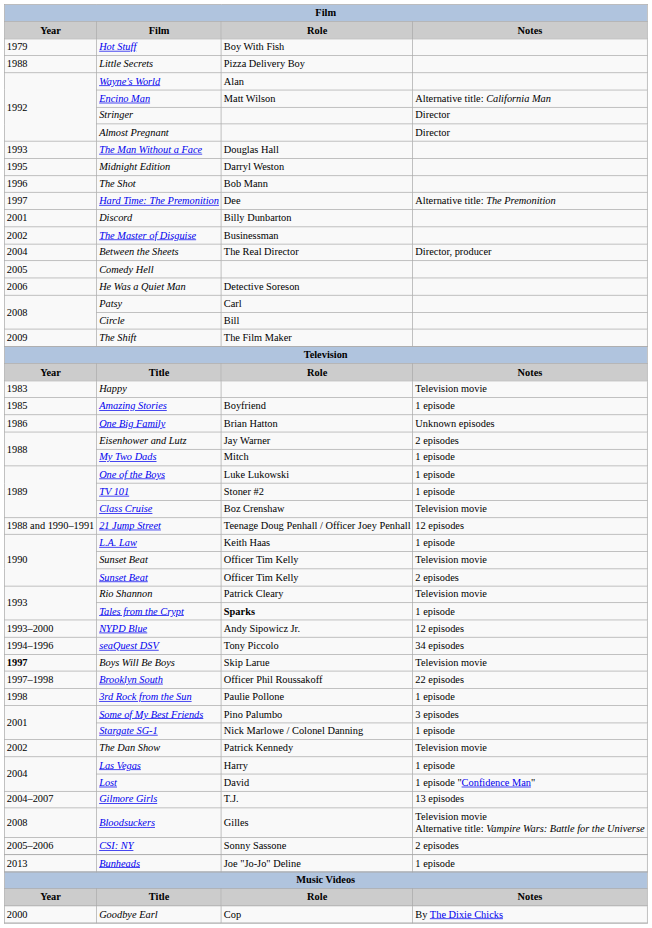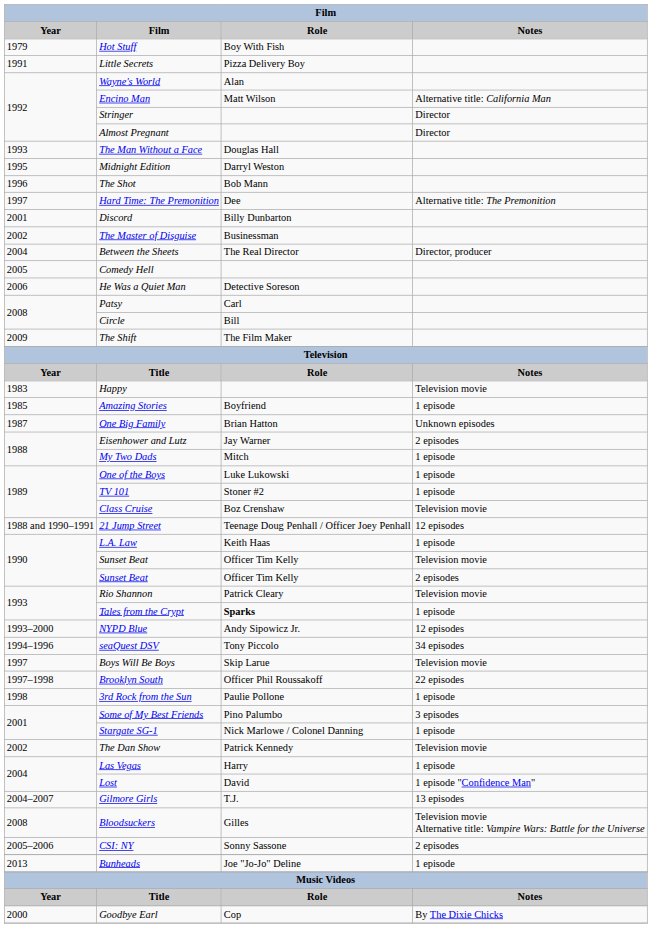(17, 64) 1988 -> (17, 64) 1991
(17, 423) 1986 -> (17, 423) 1987
(17, 663) bold -> (17, 663) normal
